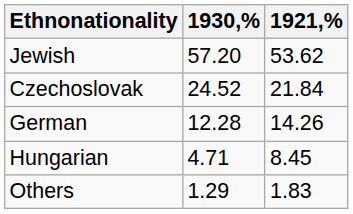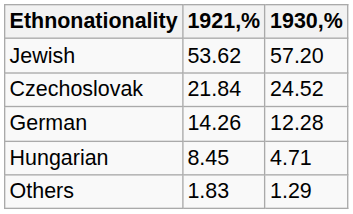columns swapped: (306, 21) <-> (224, 21)
